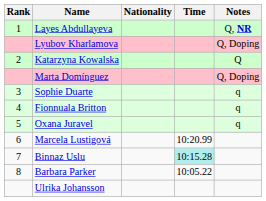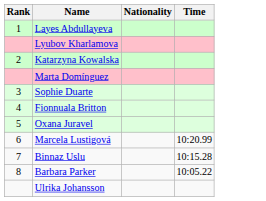- column: (238, 12)
(194, 156) paleturquoise background -> (194, 156) no background
